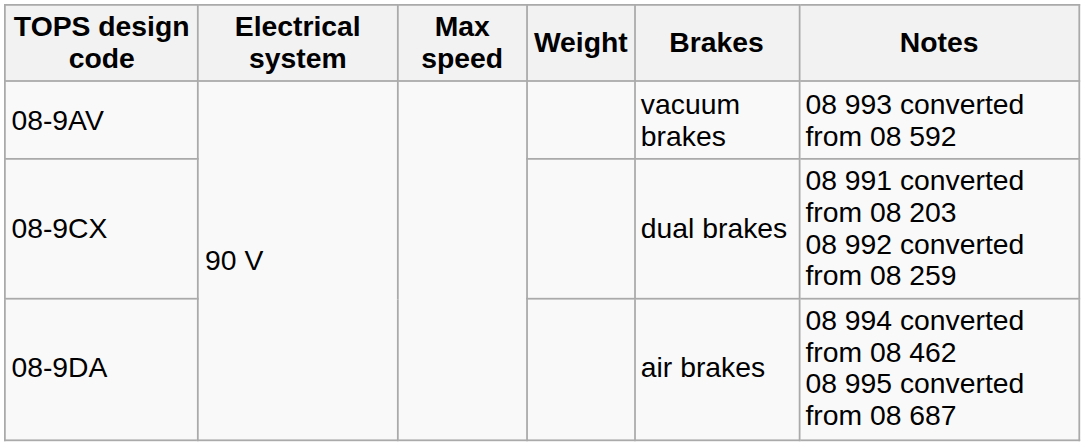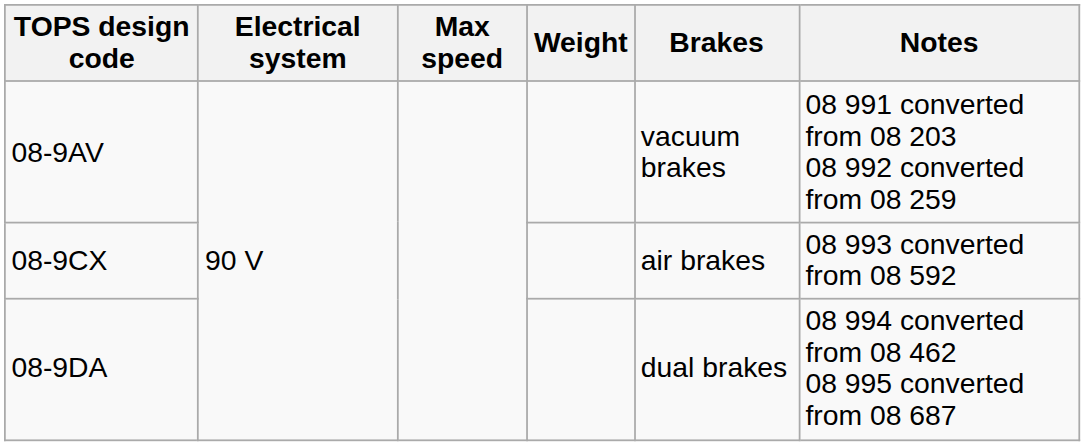(915, 119) 08 993 converted from 08 592 -> (915, 151) 08 991 converted from 08 203 08 992 converted from 08 259
(714, 228) dual brakes -> (703, 260) air brakes
(915, 228) 08 991 converted from 08 203 08 992 converted from 08 259 -> (915, 260) 08 993 converted from 08 592
(703, 368) air brakes -> (714, 368) dual brakes
